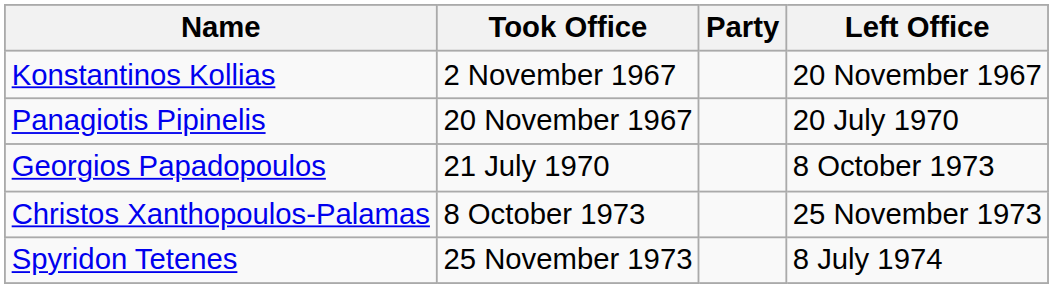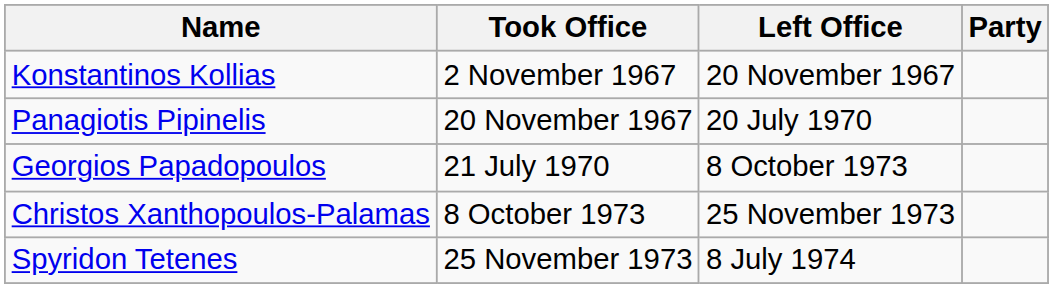columns swapped: (917, 27) <-> (743, 27)
